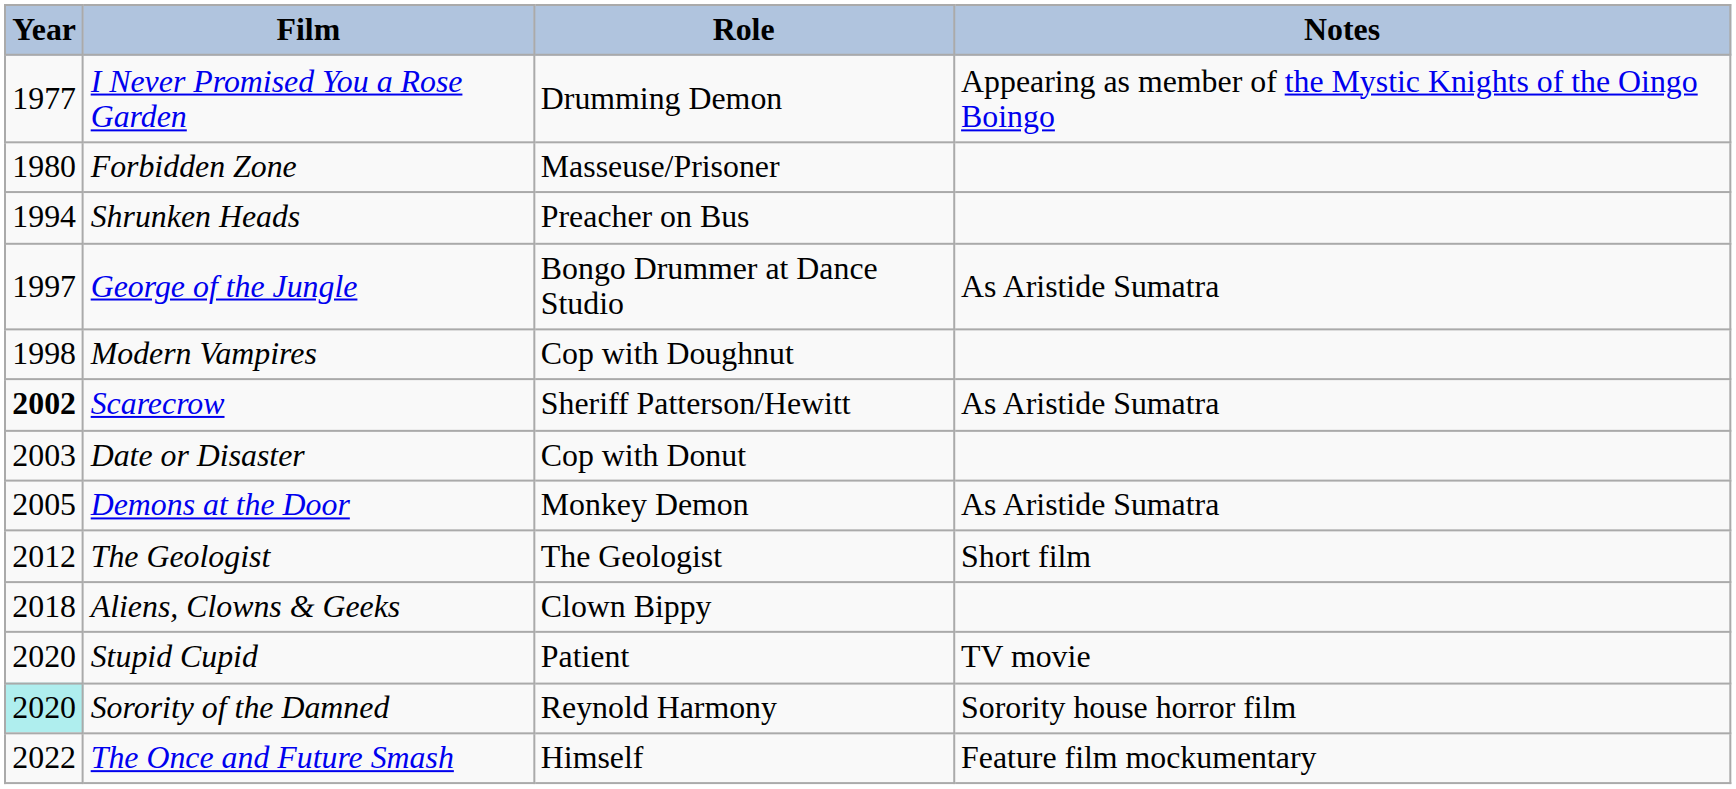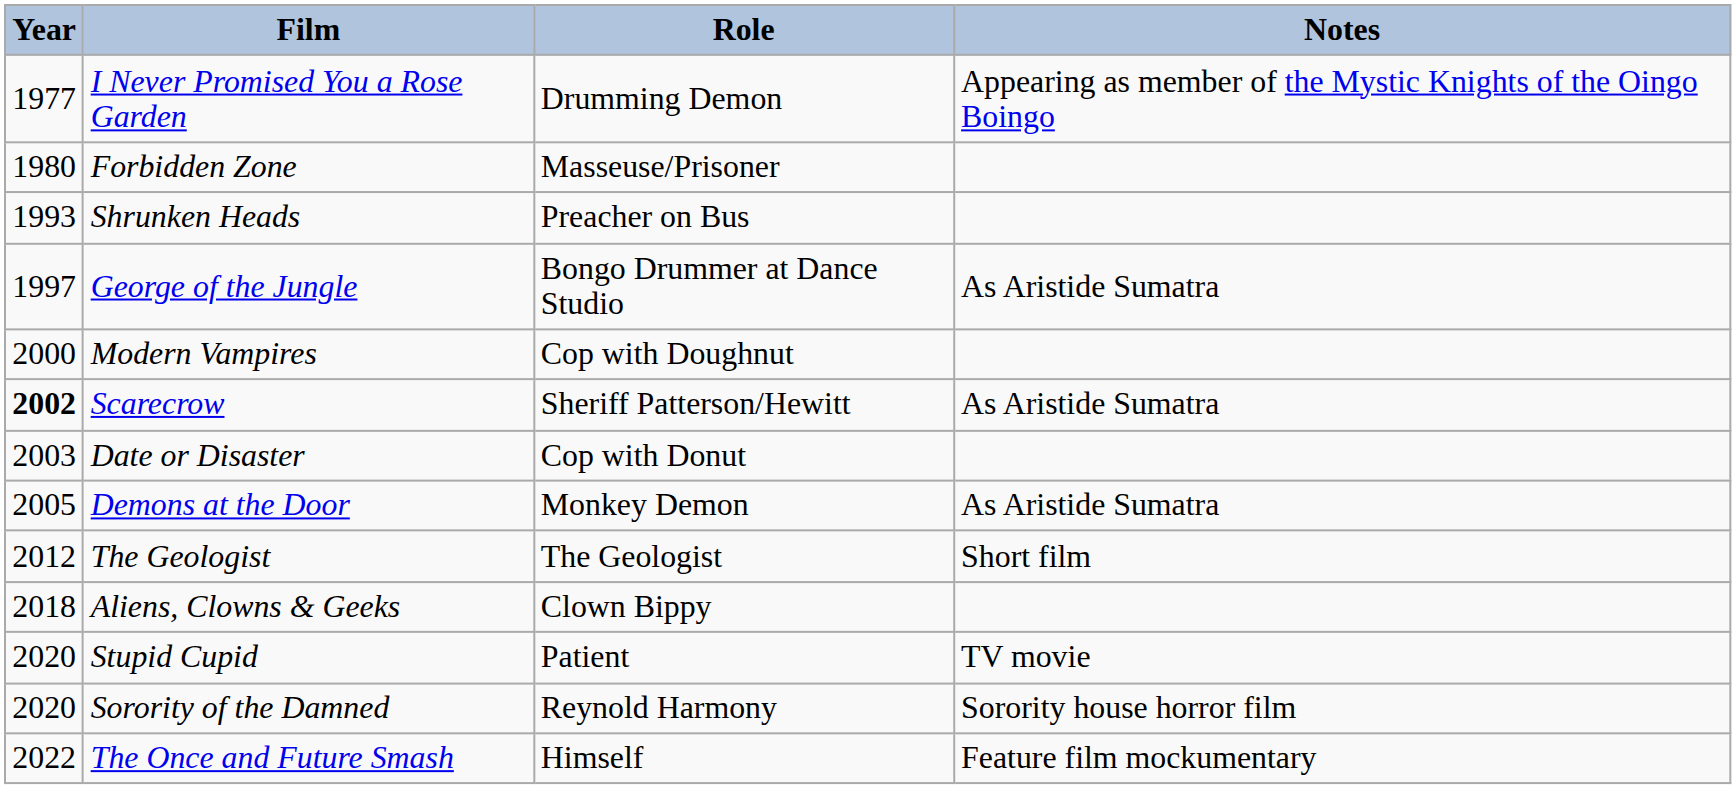(44, 217) 1994 -> (44, 217) 1993
(44, 353) 1998 -> (44, 353) 2000
(44, 707) paleturquoise background -> (44, 707) no background
